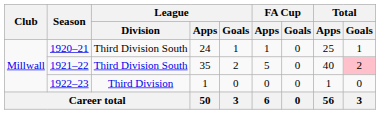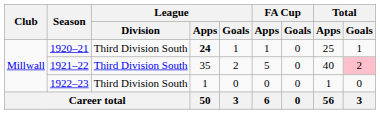(205, 48) normal -> (205, 48) bold
(141, 83) Third Division -> (141, 83) Third Division South
